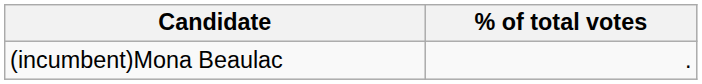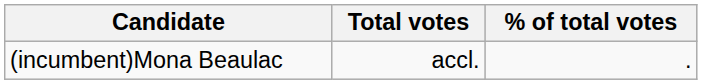+ column: (409, 23)
